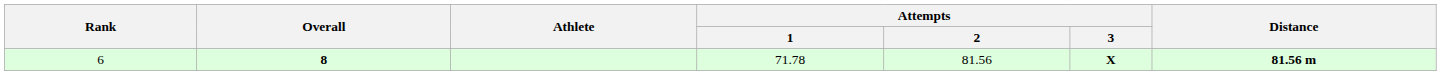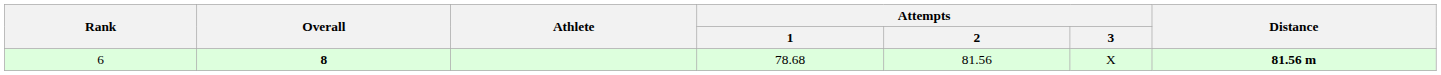(790, 59) 71.78 -> (790, 59) 78.68
(1111, 59) bold -> (1111, 59) normal
